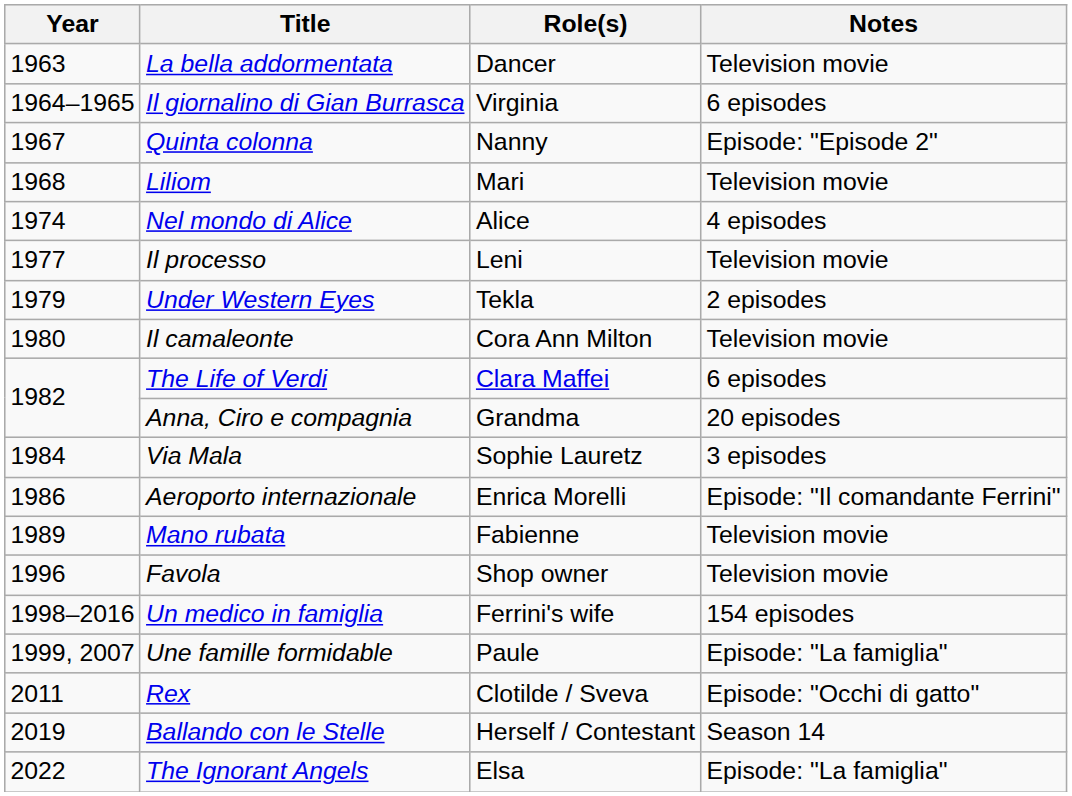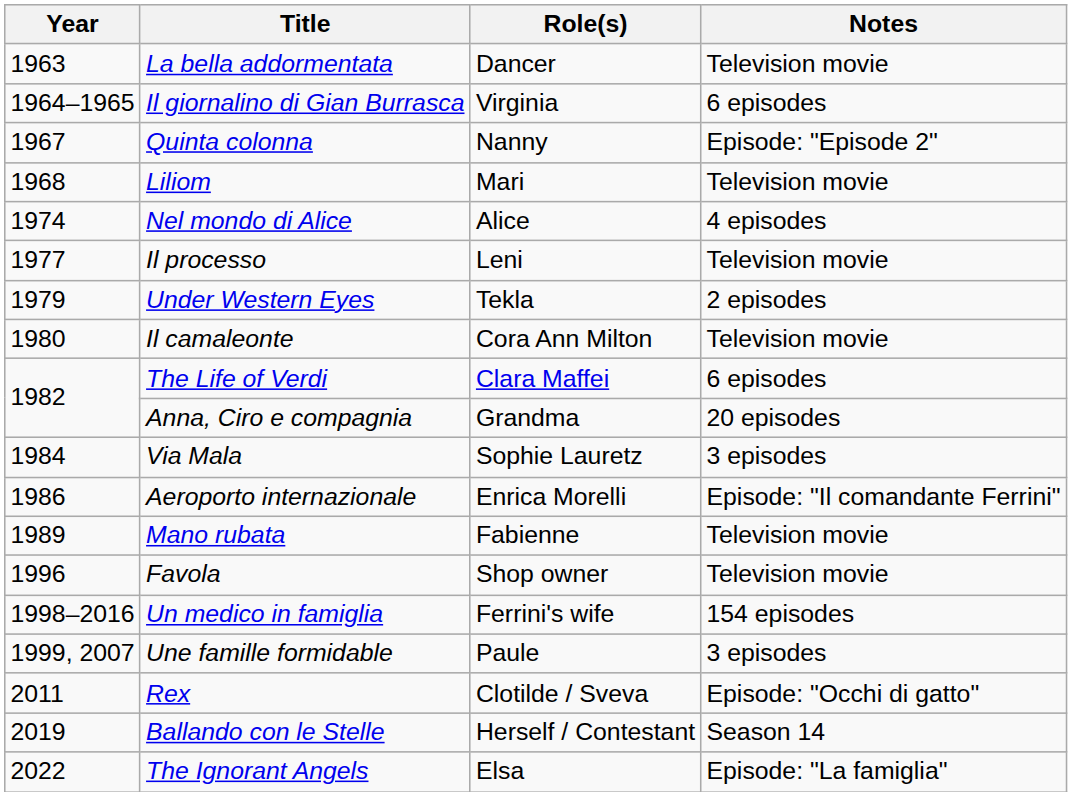(827, 653) Episode: "La famiglia" -> (767, 653) 3 episodes
